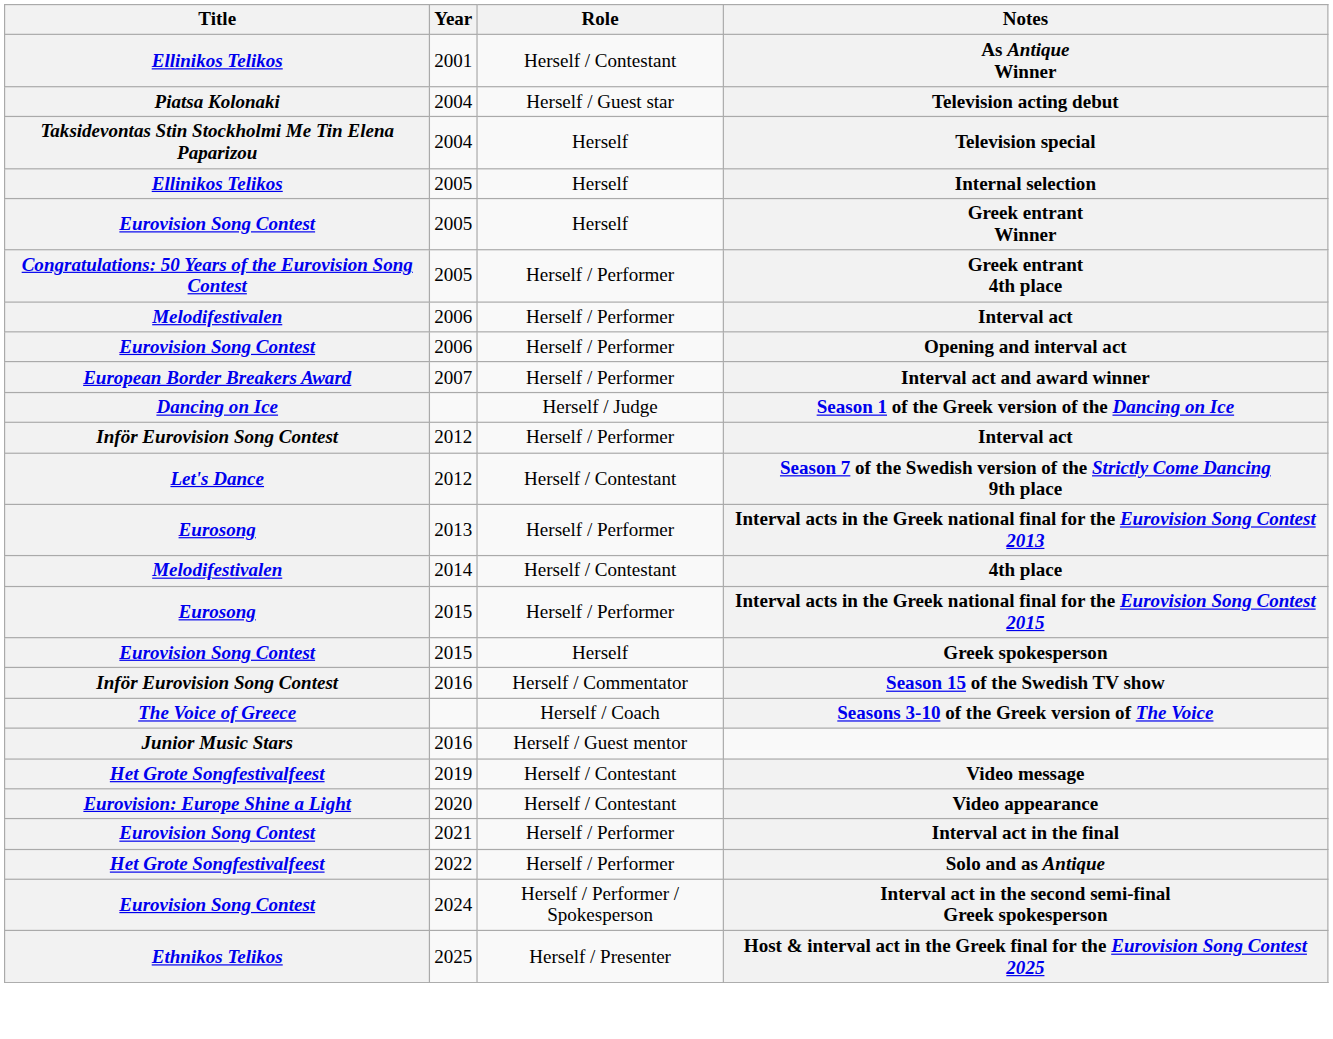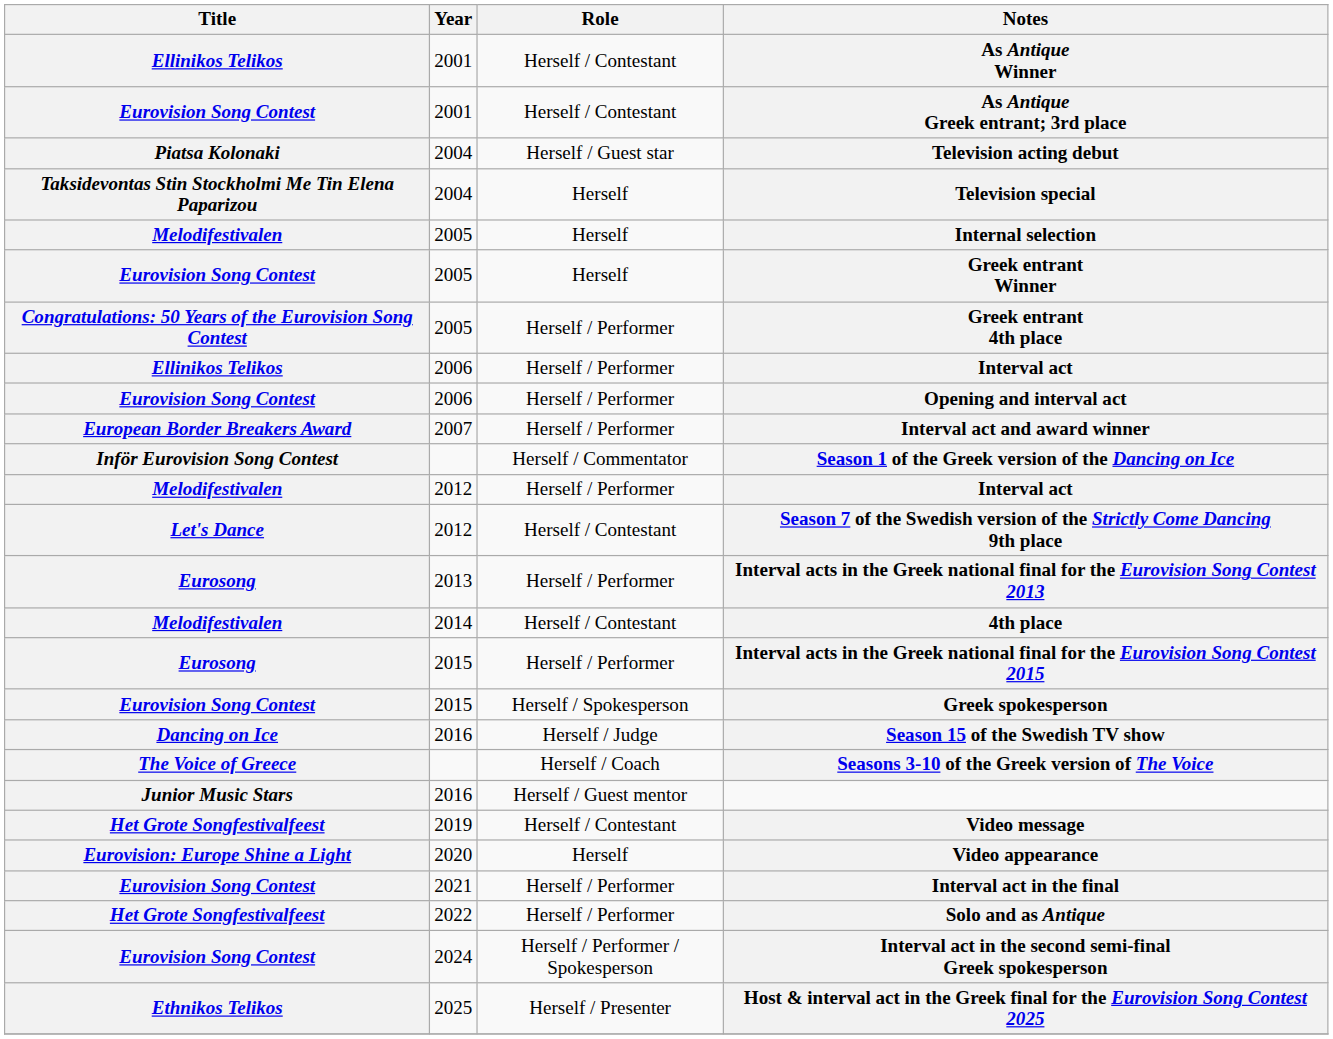+ row: (453, 112)
(217, 183) Ellinikos Telikos -> (217, 234) Melodifestivalen
(217, 316) Melodifestivalen -> (217, 368) Ellinikos Telikos
(217, 407) Dancing on Ice -> (217, 458) Inför Eurovision Song Contest
(600, 407) Herself / Judge -> (600, 458) Herself / Commentator
(217, 437) Inför Eurovision Song Contest -> (217, 489) Melodifestivalen
(600, 652) Herself -> (600, 704) Herself / Spokesperson
(217, 682) Inför Eurovision Song Contest -> (217, 734) Dancing on Ice
(600, 682) Herself / Commentator -> (600, 734) Herself / Judge
(600, 803) Herself / Contestant -> (600, 855) Herself
